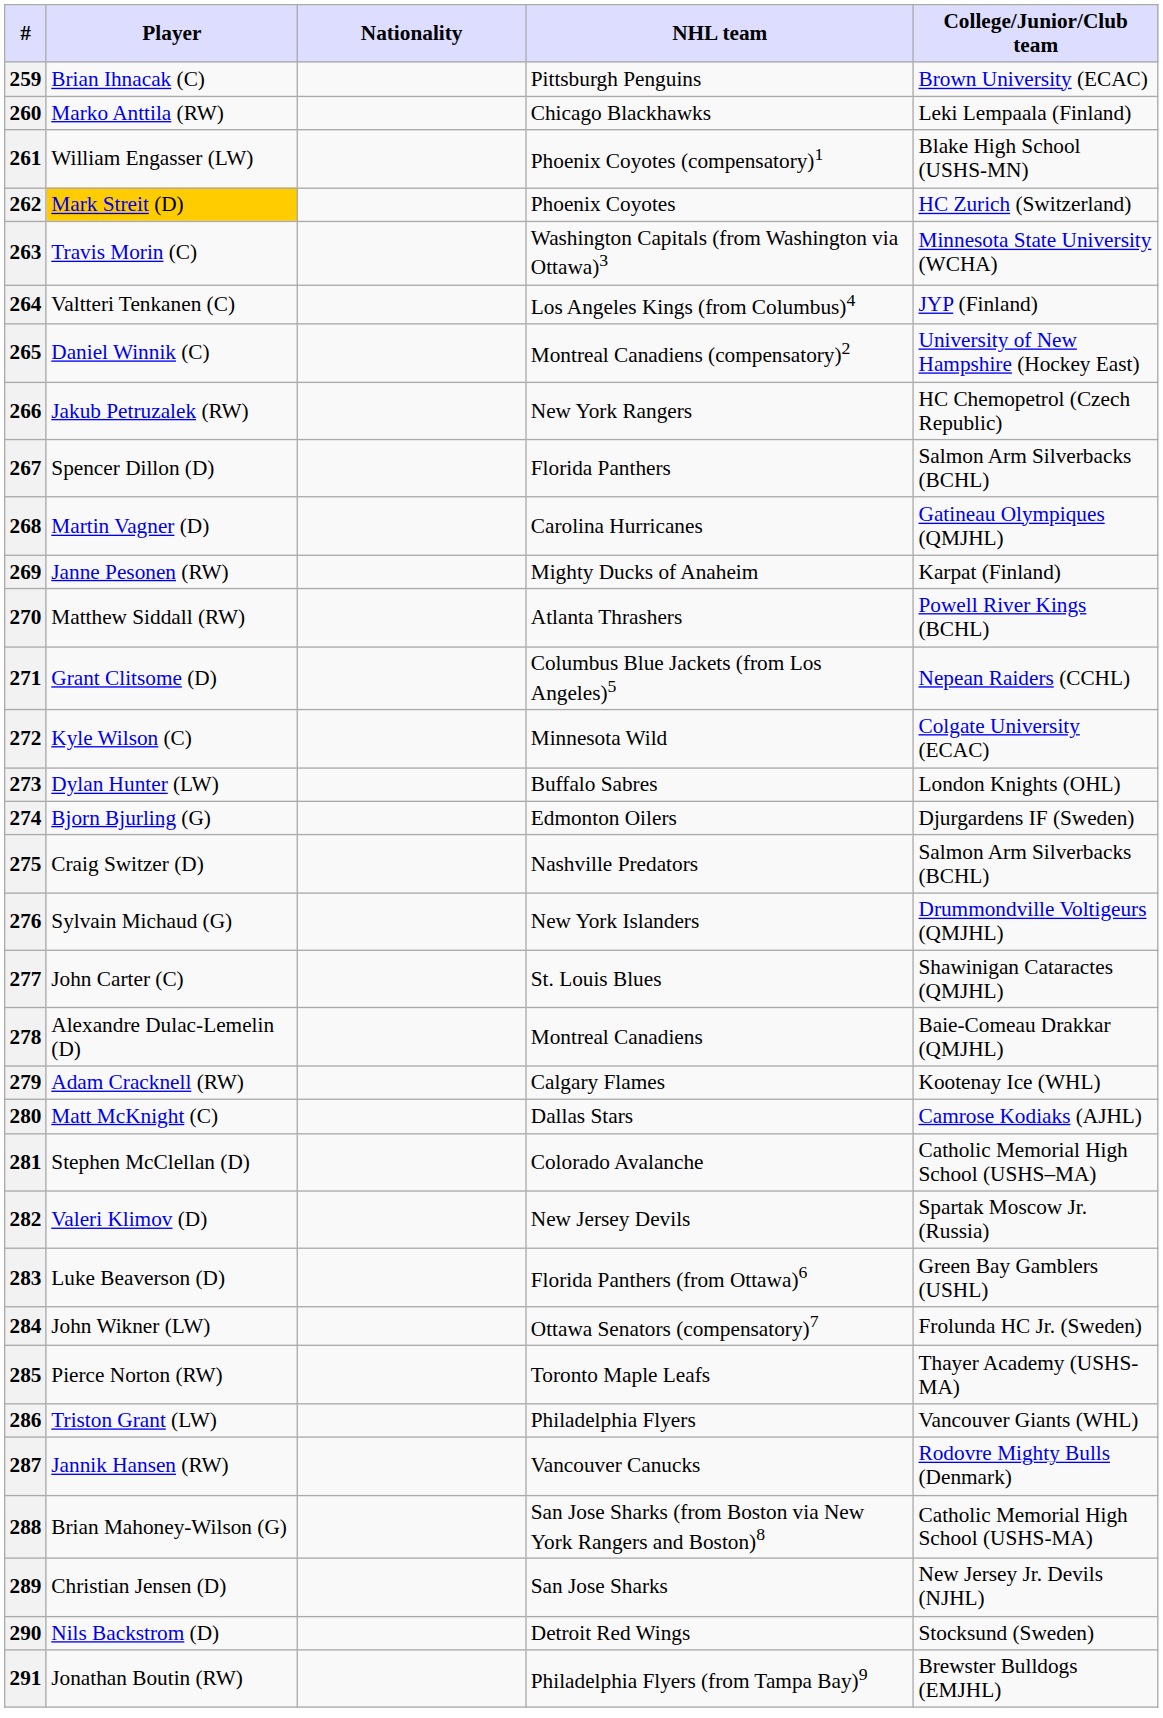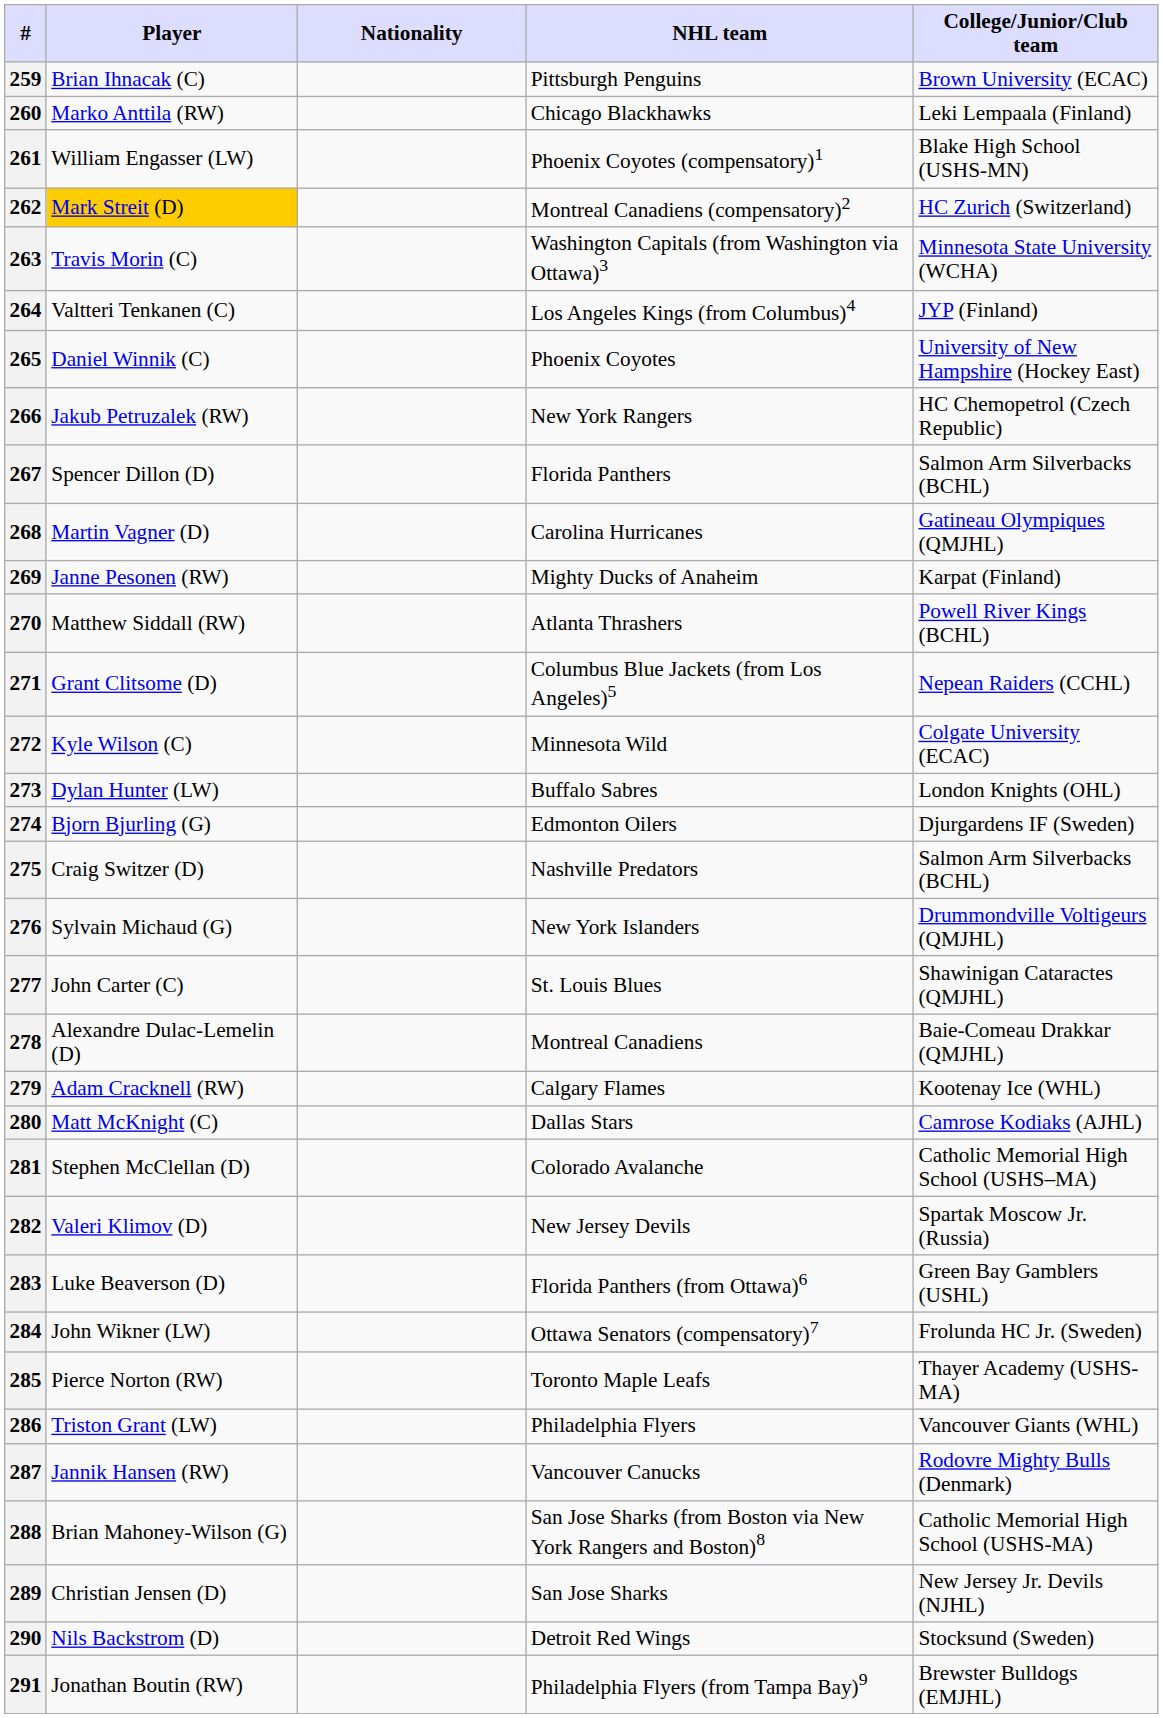(603, 204) Phoenix Coyotes -> (691, 207) Montreal Canadiens (compensatory)2
(691, 352) Montreal Canadiens (compensatory)2 -> (603, 358) Phoenix Coyotes
